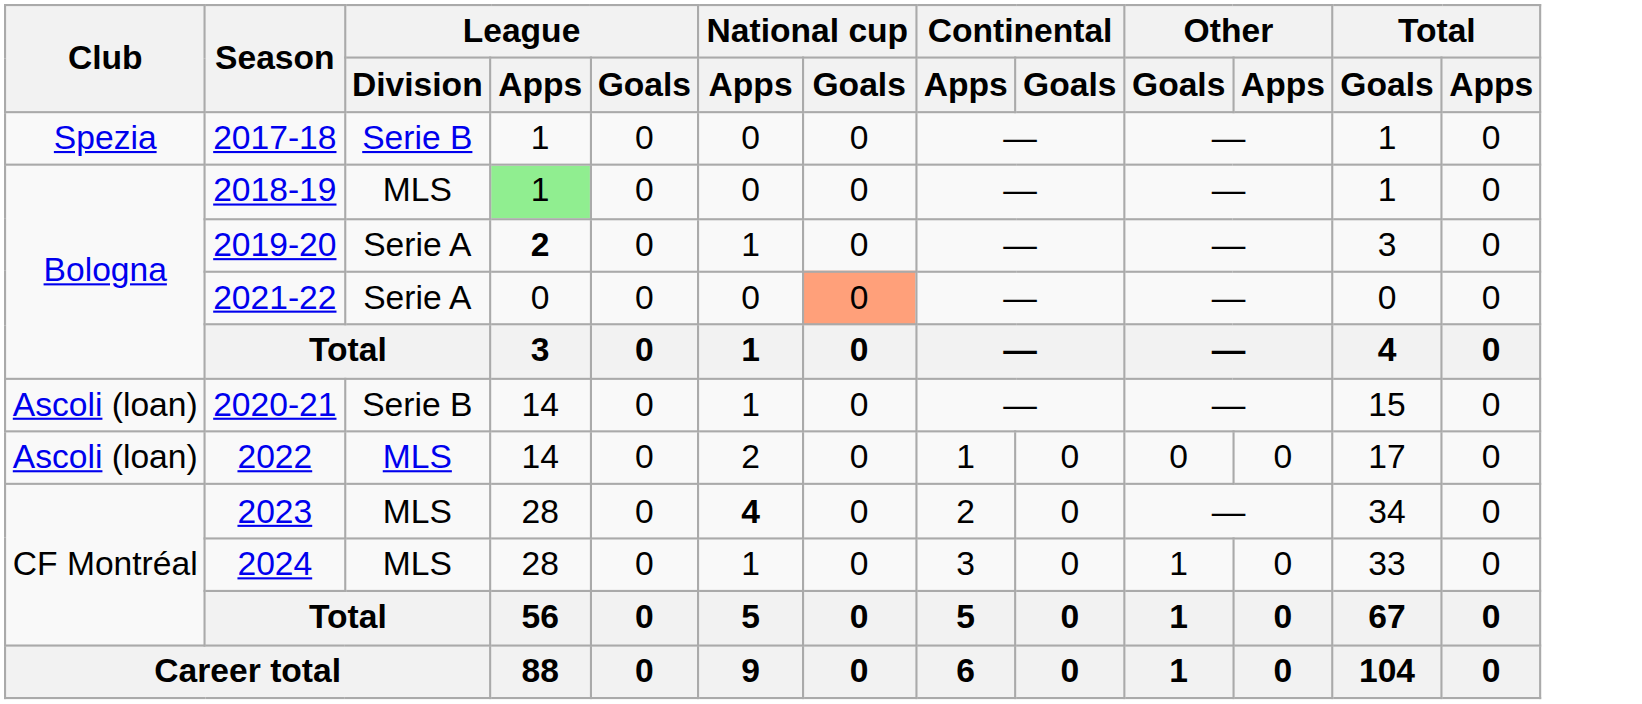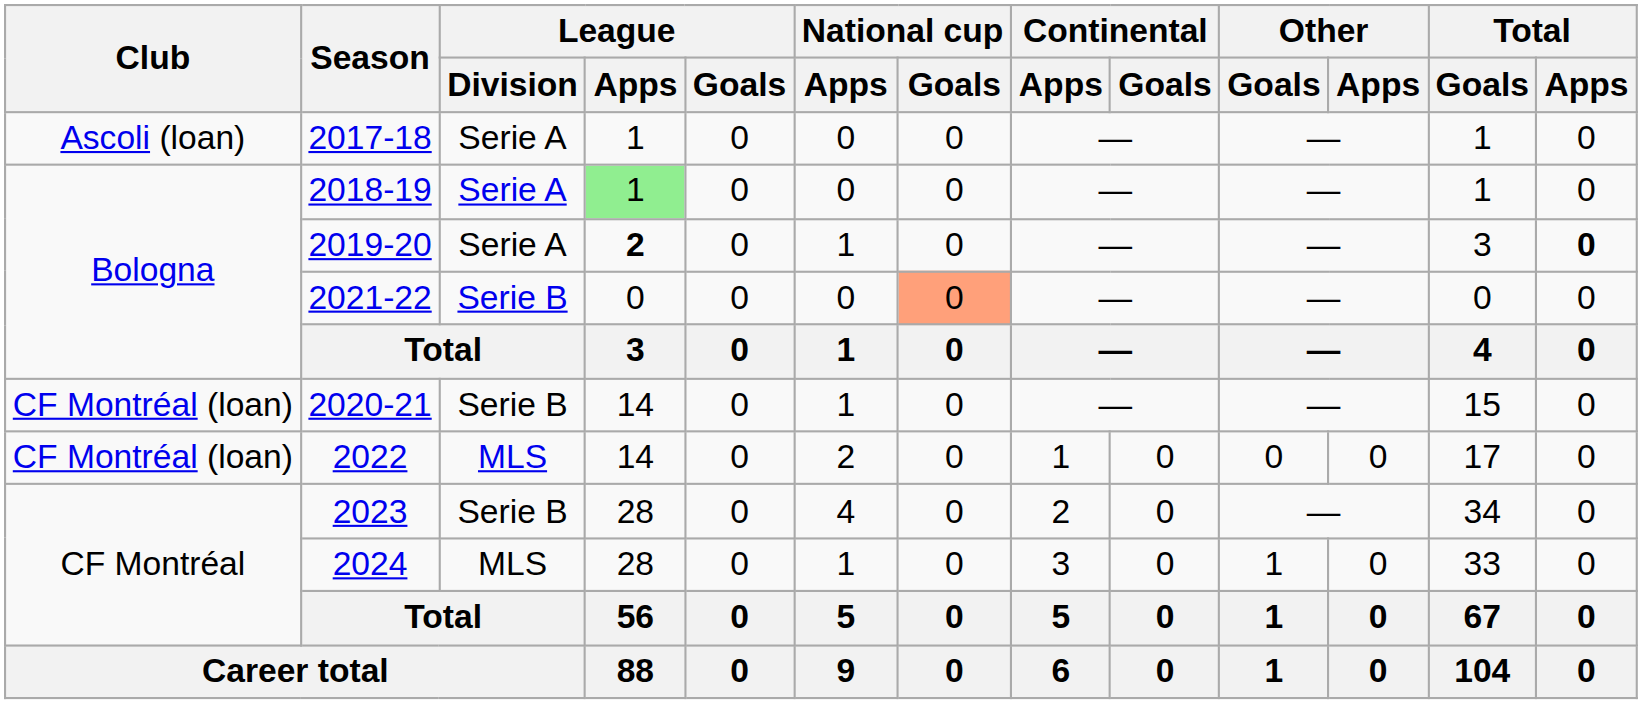(105, 137) Spezia -> (153, 137) Ascoli (loan)
(417, 137) Serie B -> (513, 137) Serie A
(417, 191) MLS -> (513, 191) Serie A
(1491, 244) normal -> (1586, 244) bold
(417, 297) Serie A -> (513, 297) Serie B
(105, 404) Ascoli (loan) -> (153, 404) CF Montréal (loan)
(105, 457) Ascoli (loan) -> (153, 457) CF Montréal (loan)
(417, 510) MLS -> (513, 510) Serie B
(751, 510) bold -> (846, 510) normal
